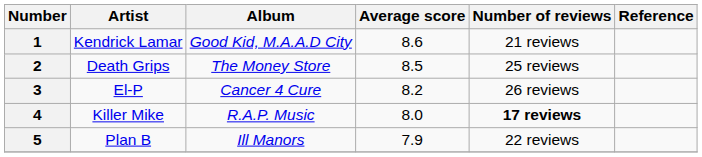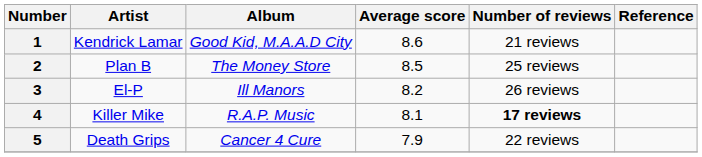(128, 66) Death Grips -> (128, 66) Plan B
(271, 90) Cancer 4 Cure -> (271, 90) Ill Manors
(412, 115) 8.0 -> (412, 115) 8.1
(128, 139) Plan B -> (128, 139) Death Grips
(271, 139) Ill Manors -> (271, 139) Cancer 4 Cure
